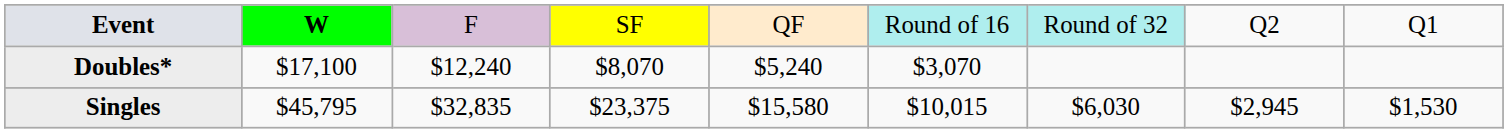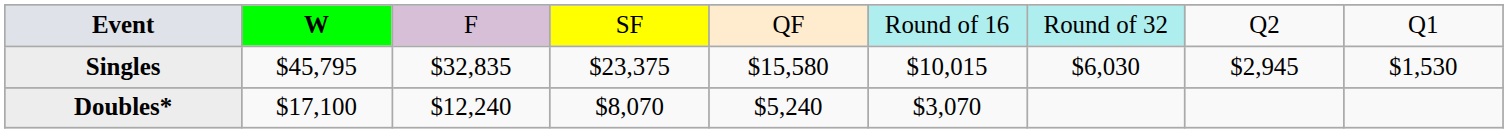rows swapped: (123, 107) <-> (123, 66)
